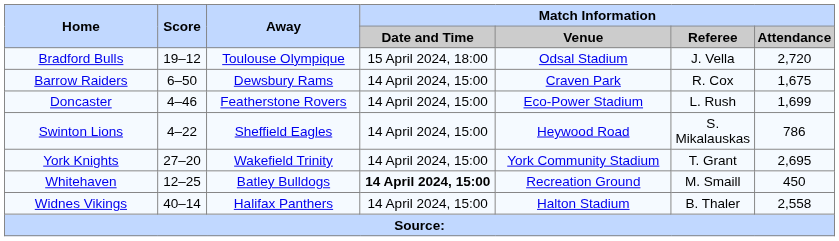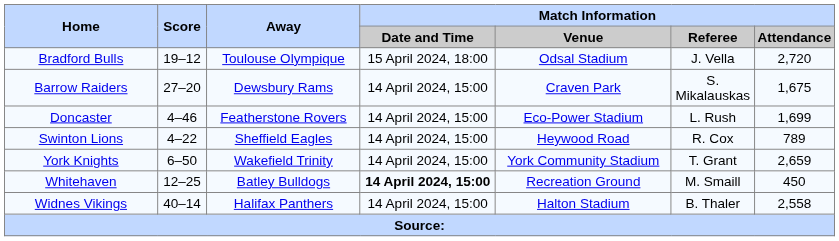(182, 80) 6–50 -> (182, 88) 27–20
(713, 80) R. Cox -> (713, 88) S. Mikalauskas
(713, 131) S. Mikalauskas -> (713, 138) R. Cox
(794, 131) 786 -> (794, 138) 789
(182, 160) 27–20 -> (182, 160) 6–50
(794, 160) 2,695 -> (794, 160) 2,659
